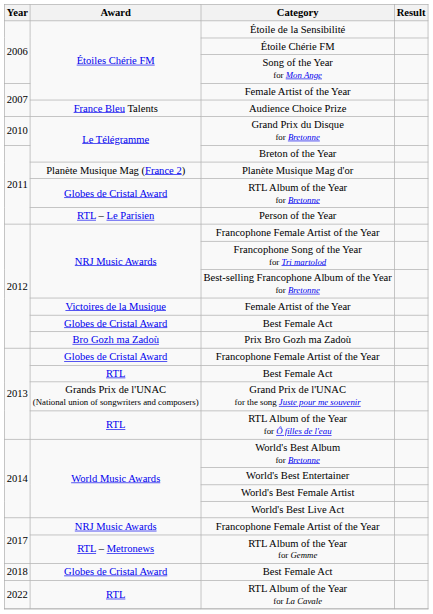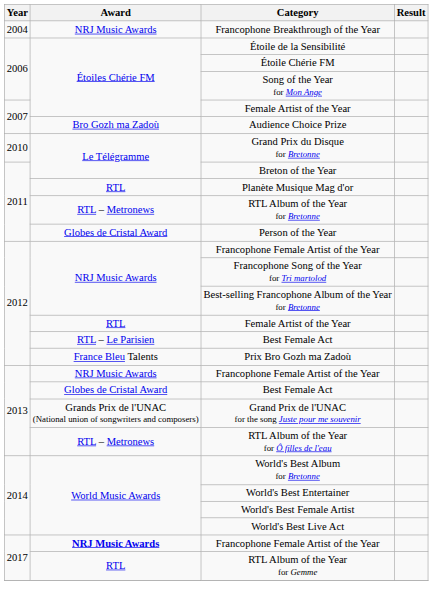+ row: (17, 29)
(116, 108) France Bleu Talents -> (116, 125) Bro Gozh ma Zadoù
(116, 170) Planète Musique Mag (France 2) -> (116, 187) RTL
(116, 193) Globes de Cristal Award -> (116, 210) RTL – Metronews
(116, 215) RTL – Le Parisien -> (116, 232) Globes de Cristal Award
(116, 306) Victoires de la Musique -> (116, 323) RTL
(116, 323) Globes de Cristal Award -> (116, 340) RTL – Le Parisien
(116, 340) Bro Gozh ma Zadoù -> (116, 356) France Bleu Talents
(116, 356) Globes de Cristal Award -> (116, 373) NRJ Music Awards
(116, 373) RTL -> (116, 390) Globes de Cristal Award
(116, 425) RTL -> (116, 441) RTL – Metronews
(116, 526) normal -> (116, 543) bold
(116, 549) RTL – Metronews -> (116, 566) RTL
- row: (17, 571)
- row: (17, 594)
